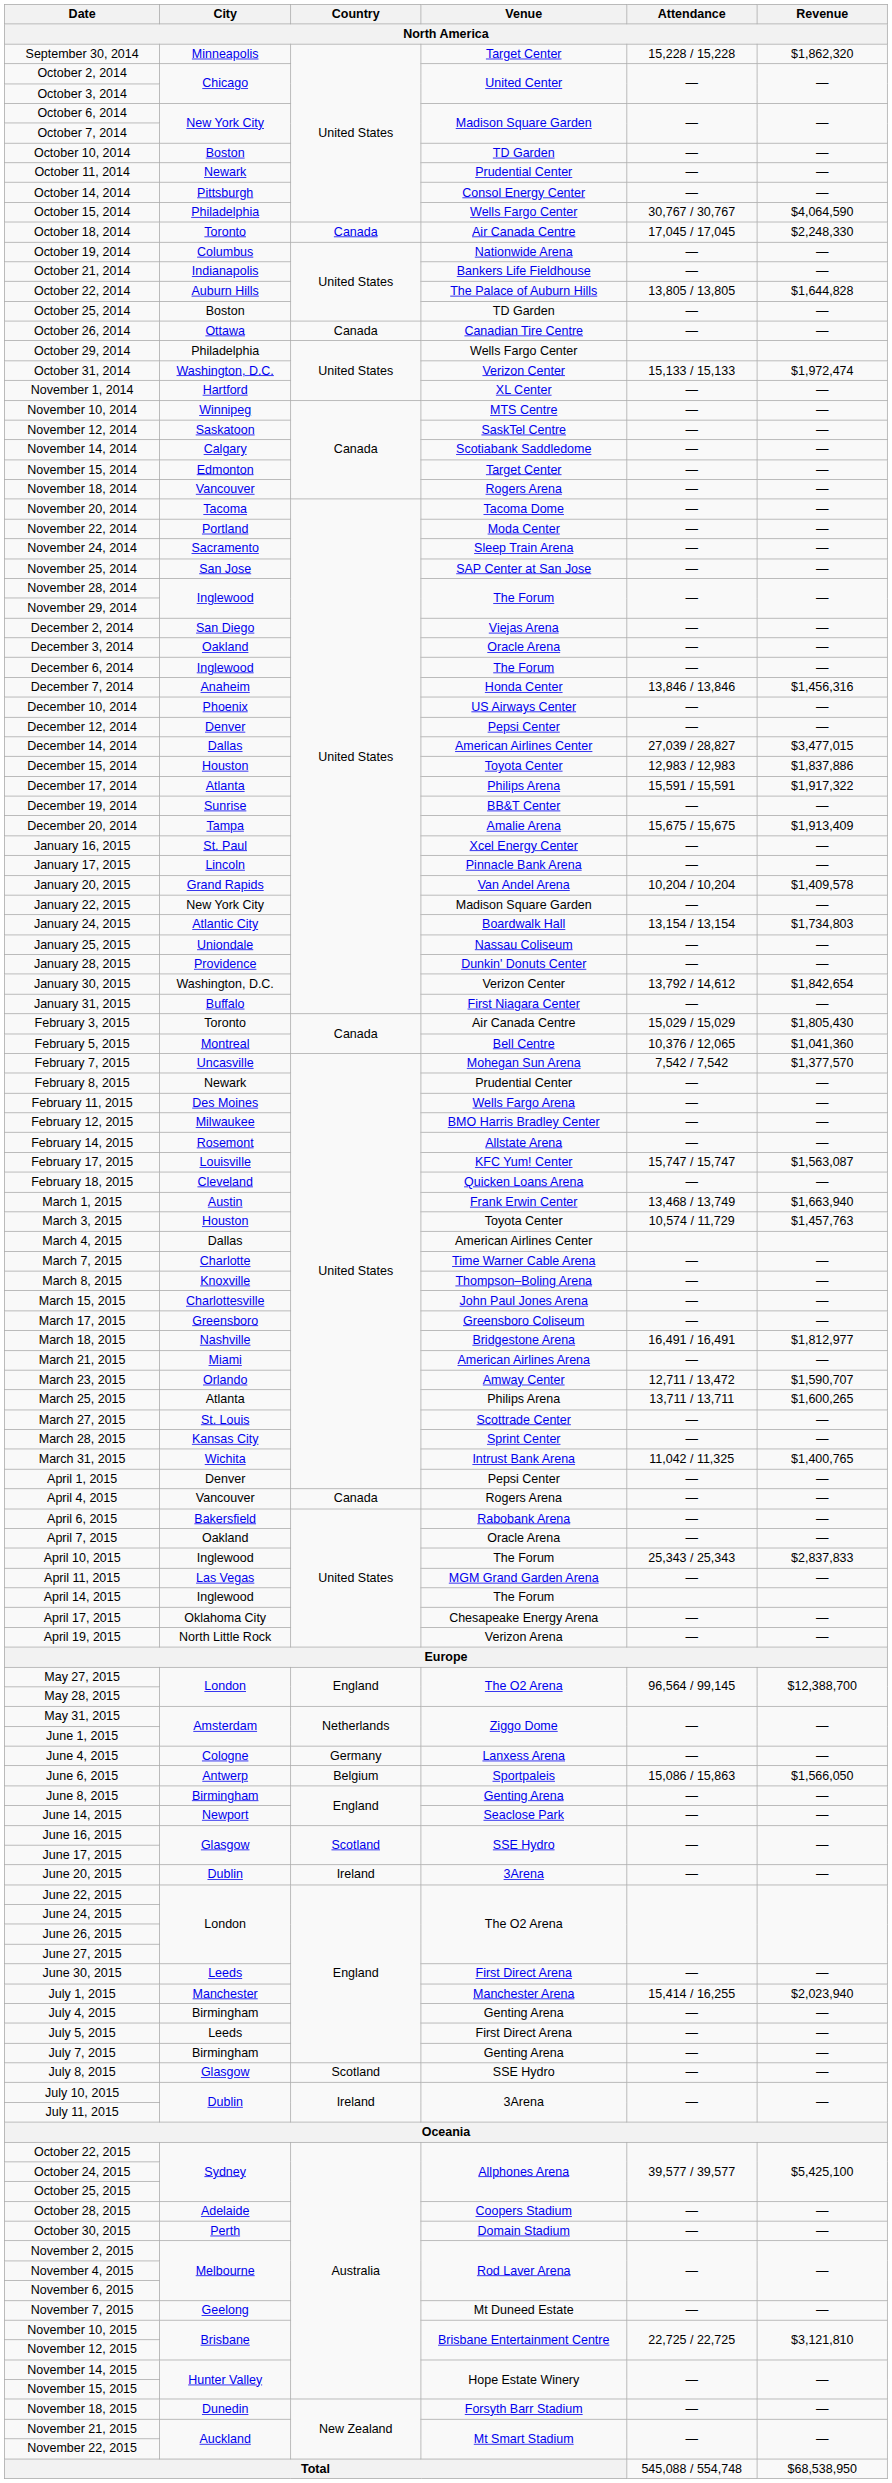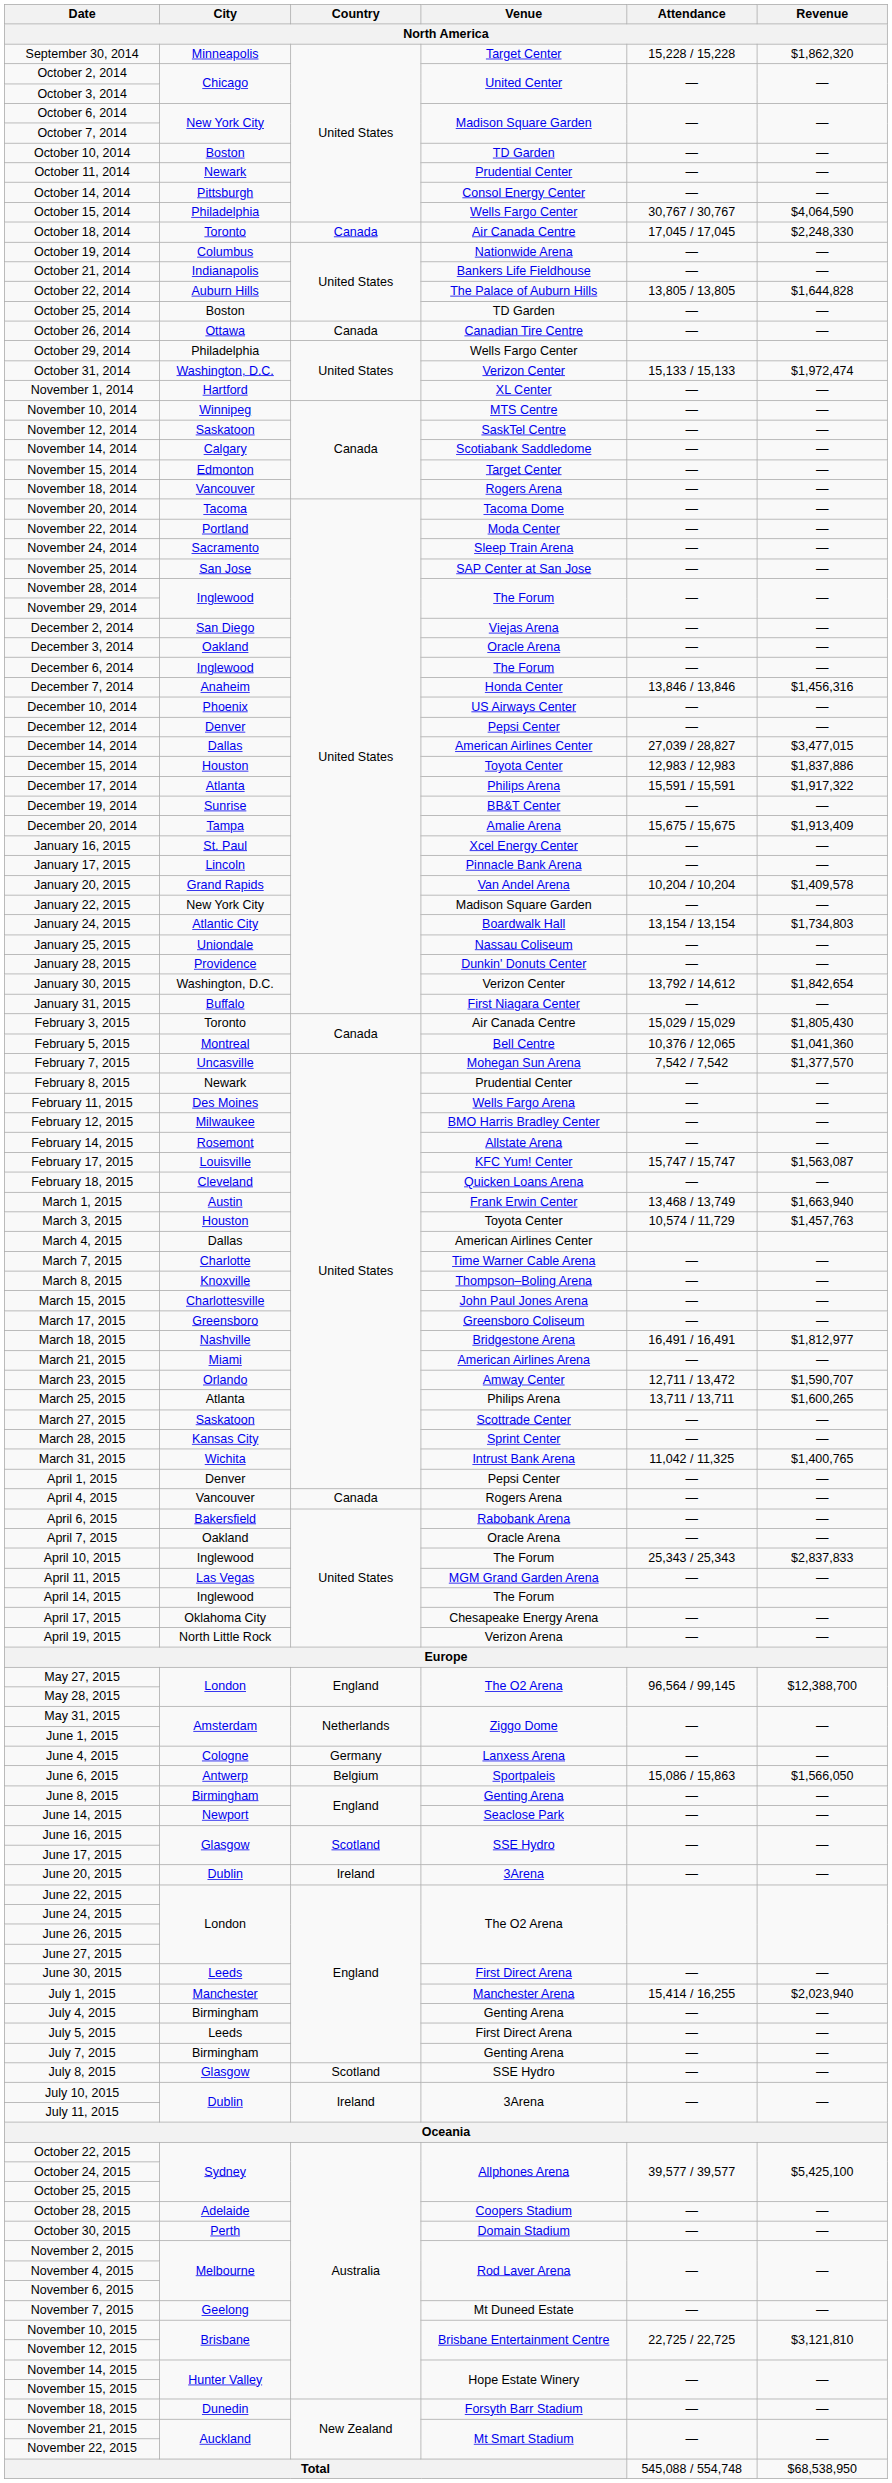(225, 1419) St. Louis -> (225, 1419) Saskatoon
